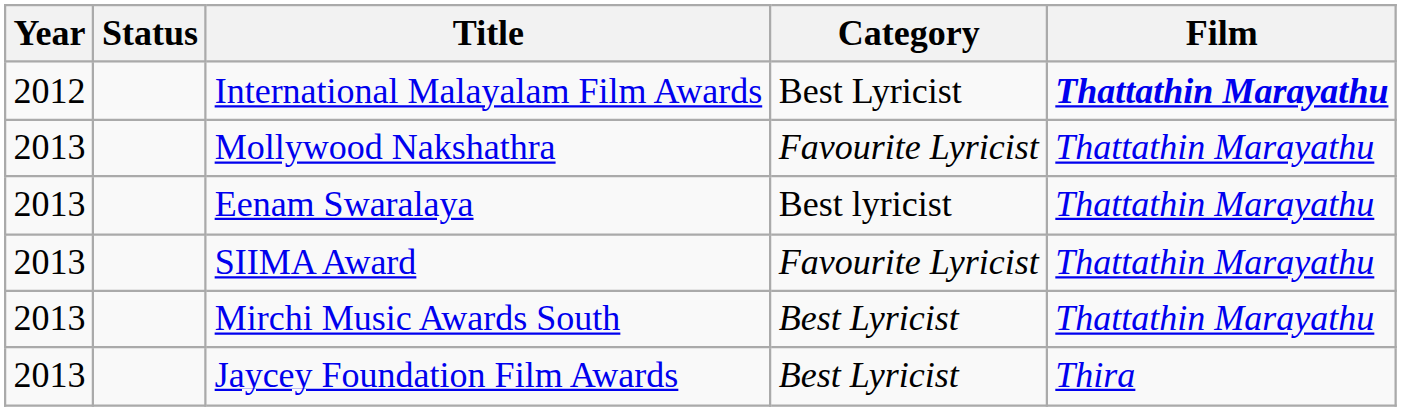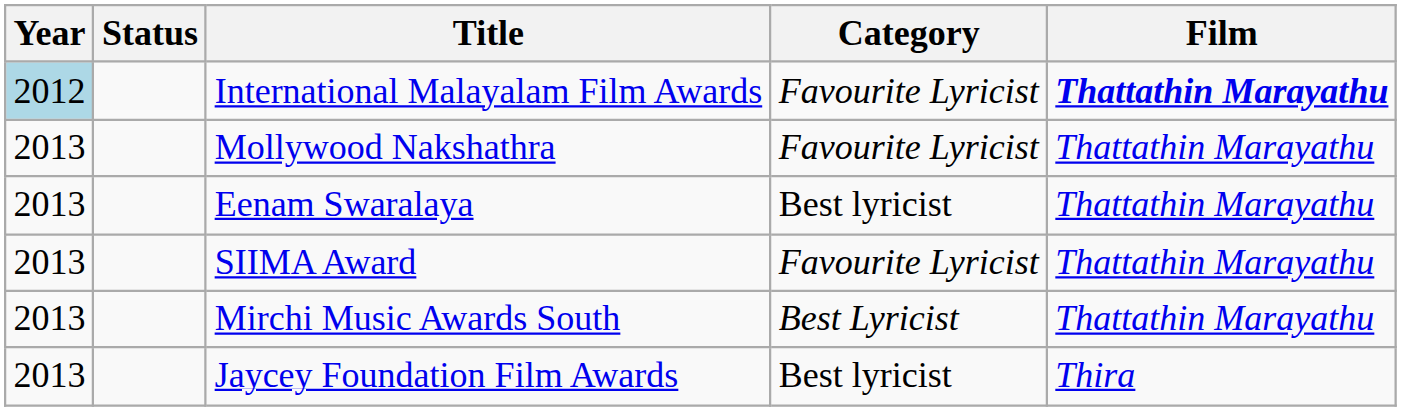(49, 90) no background -> (49, 90) lightblue background
(870, 90) Best Lyricist -> (909, 90) Favourite Lyricist
(869, 375) Best Lyricist -> (865, 375) Best lyricist
